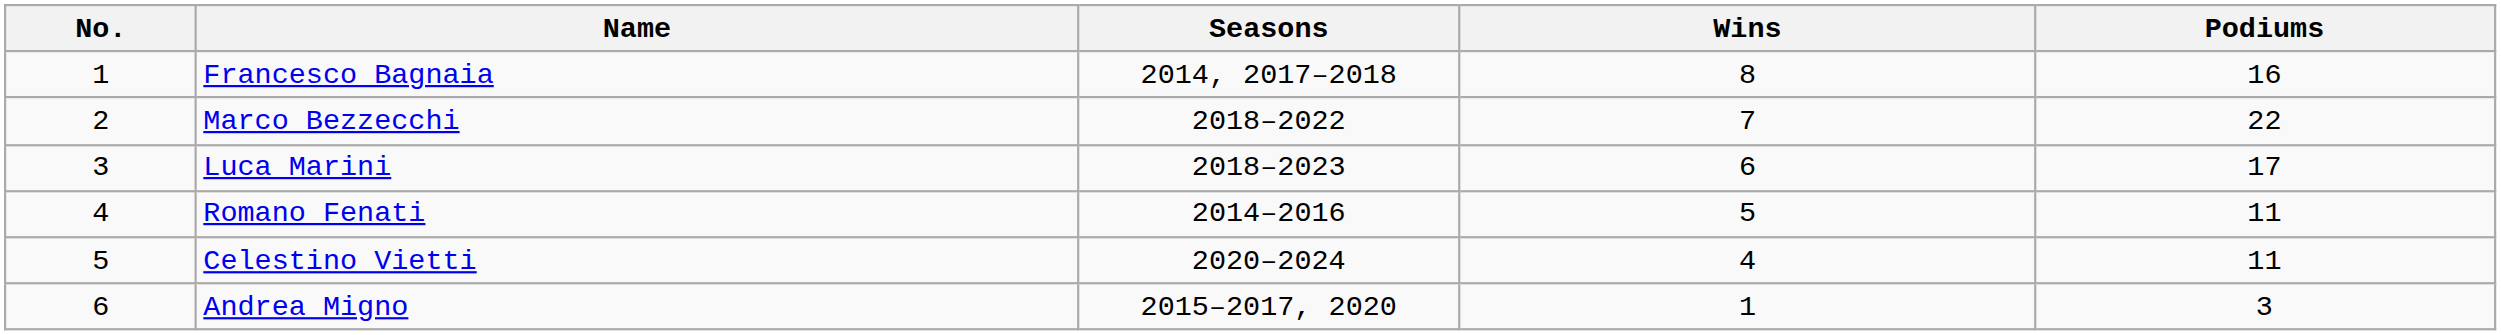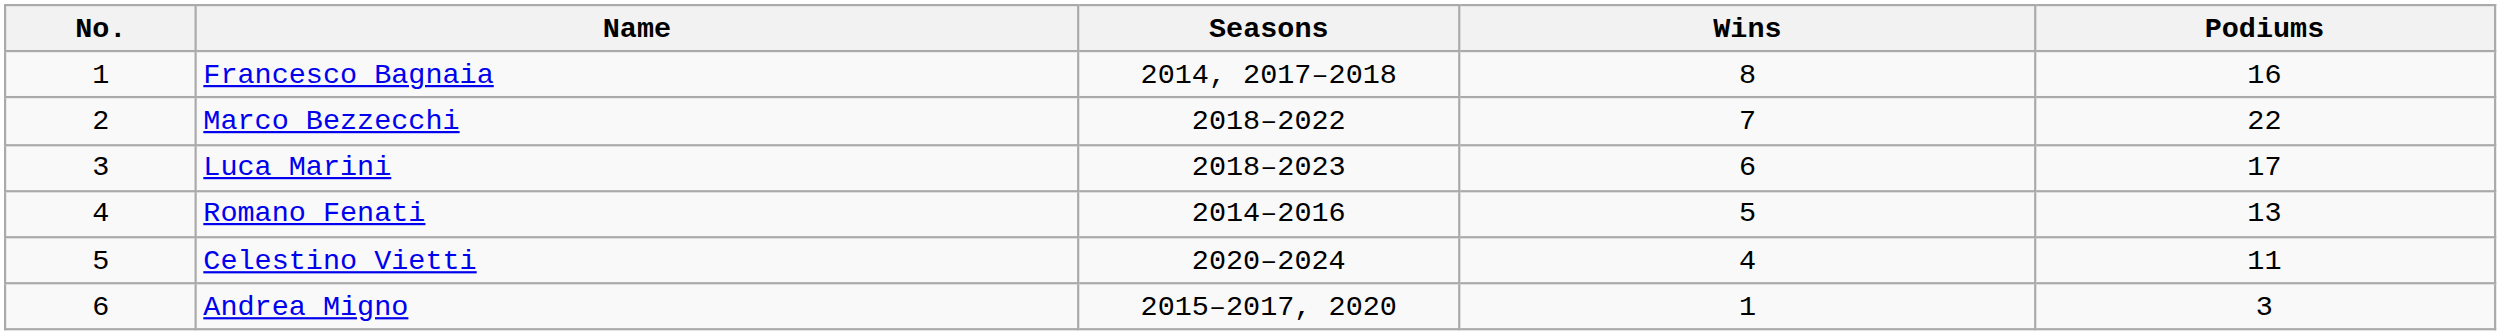(2264, 214) 11 -> (2264, 214) 13
